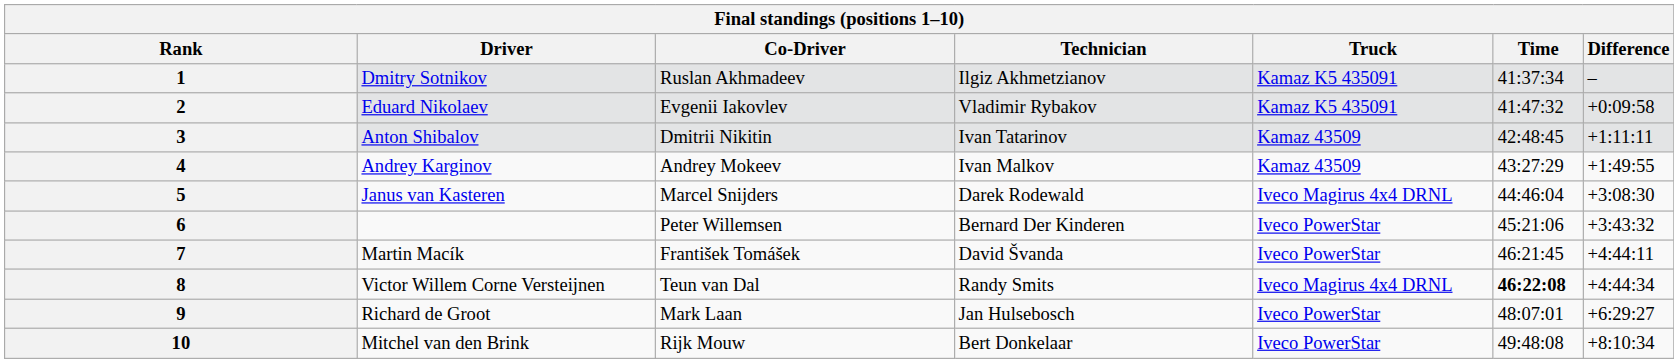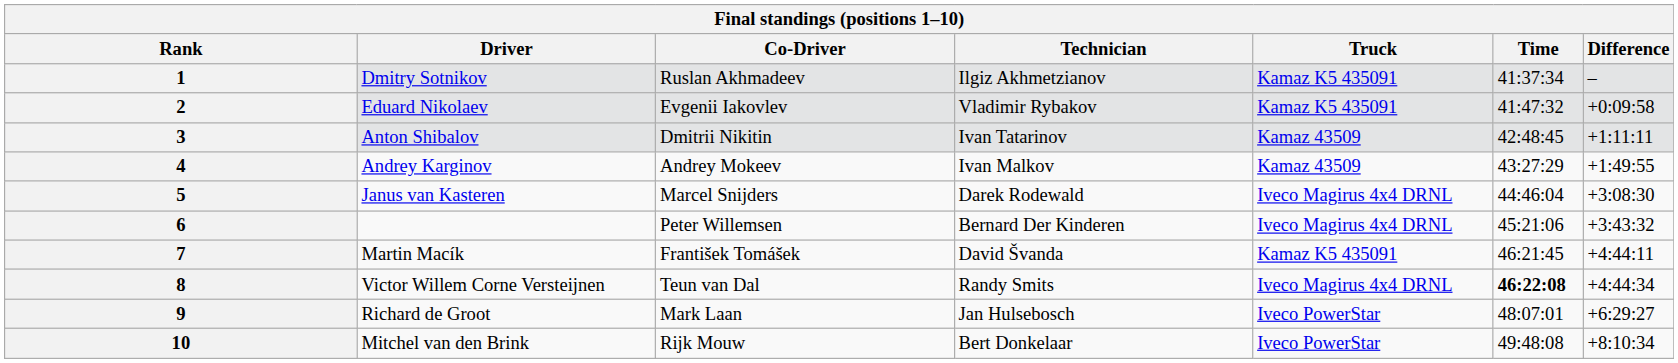(1319, 225) Iveco PowerStar -> (1355, 225) Iveco Magirus 4x4 DRNL
(1319, 254) Iveco PowerStar -> (1327, 254) Kamaz K5 435091
